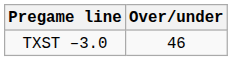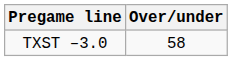(176, 43) 46 -> (176, 43) 58
